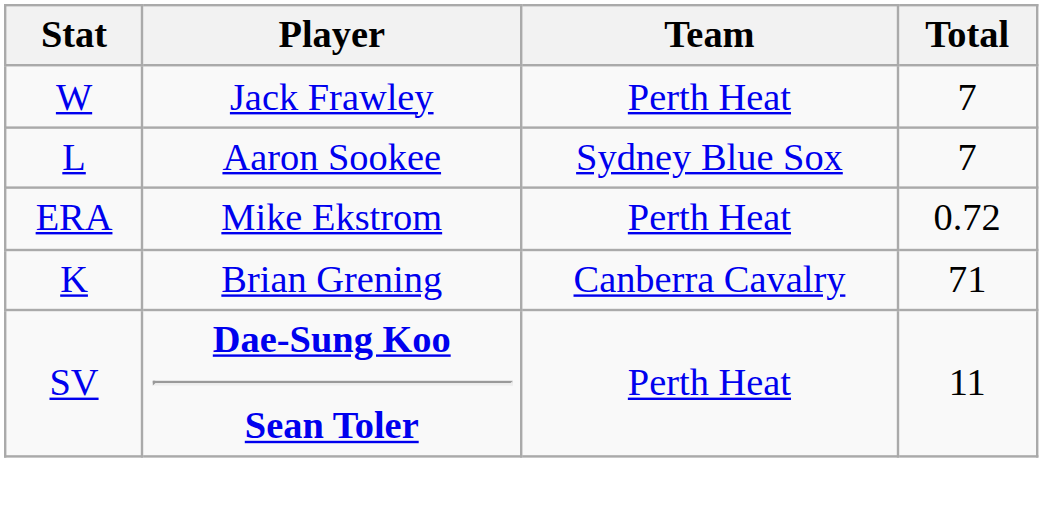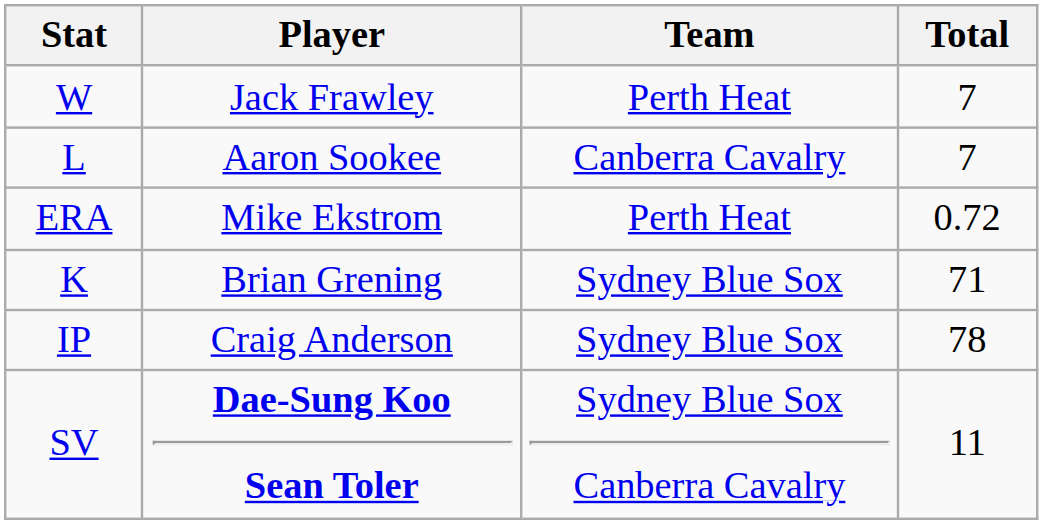(709, 156) Sydney Blue Sox -> (709, 156) Canberra Cavalry
(709, 278) Canberra Cavalry -> (709, 278) Sydney Blue Sox
+ row: (74, 339)
(709, 382) Perth Heat -> (709, 443) Sydney Blue Sox Canberra Cavalry
